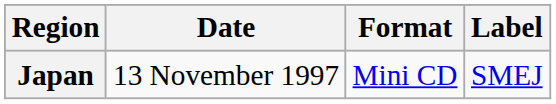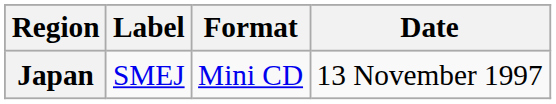columns swapped: (226, 27) <-> (507, 27)
